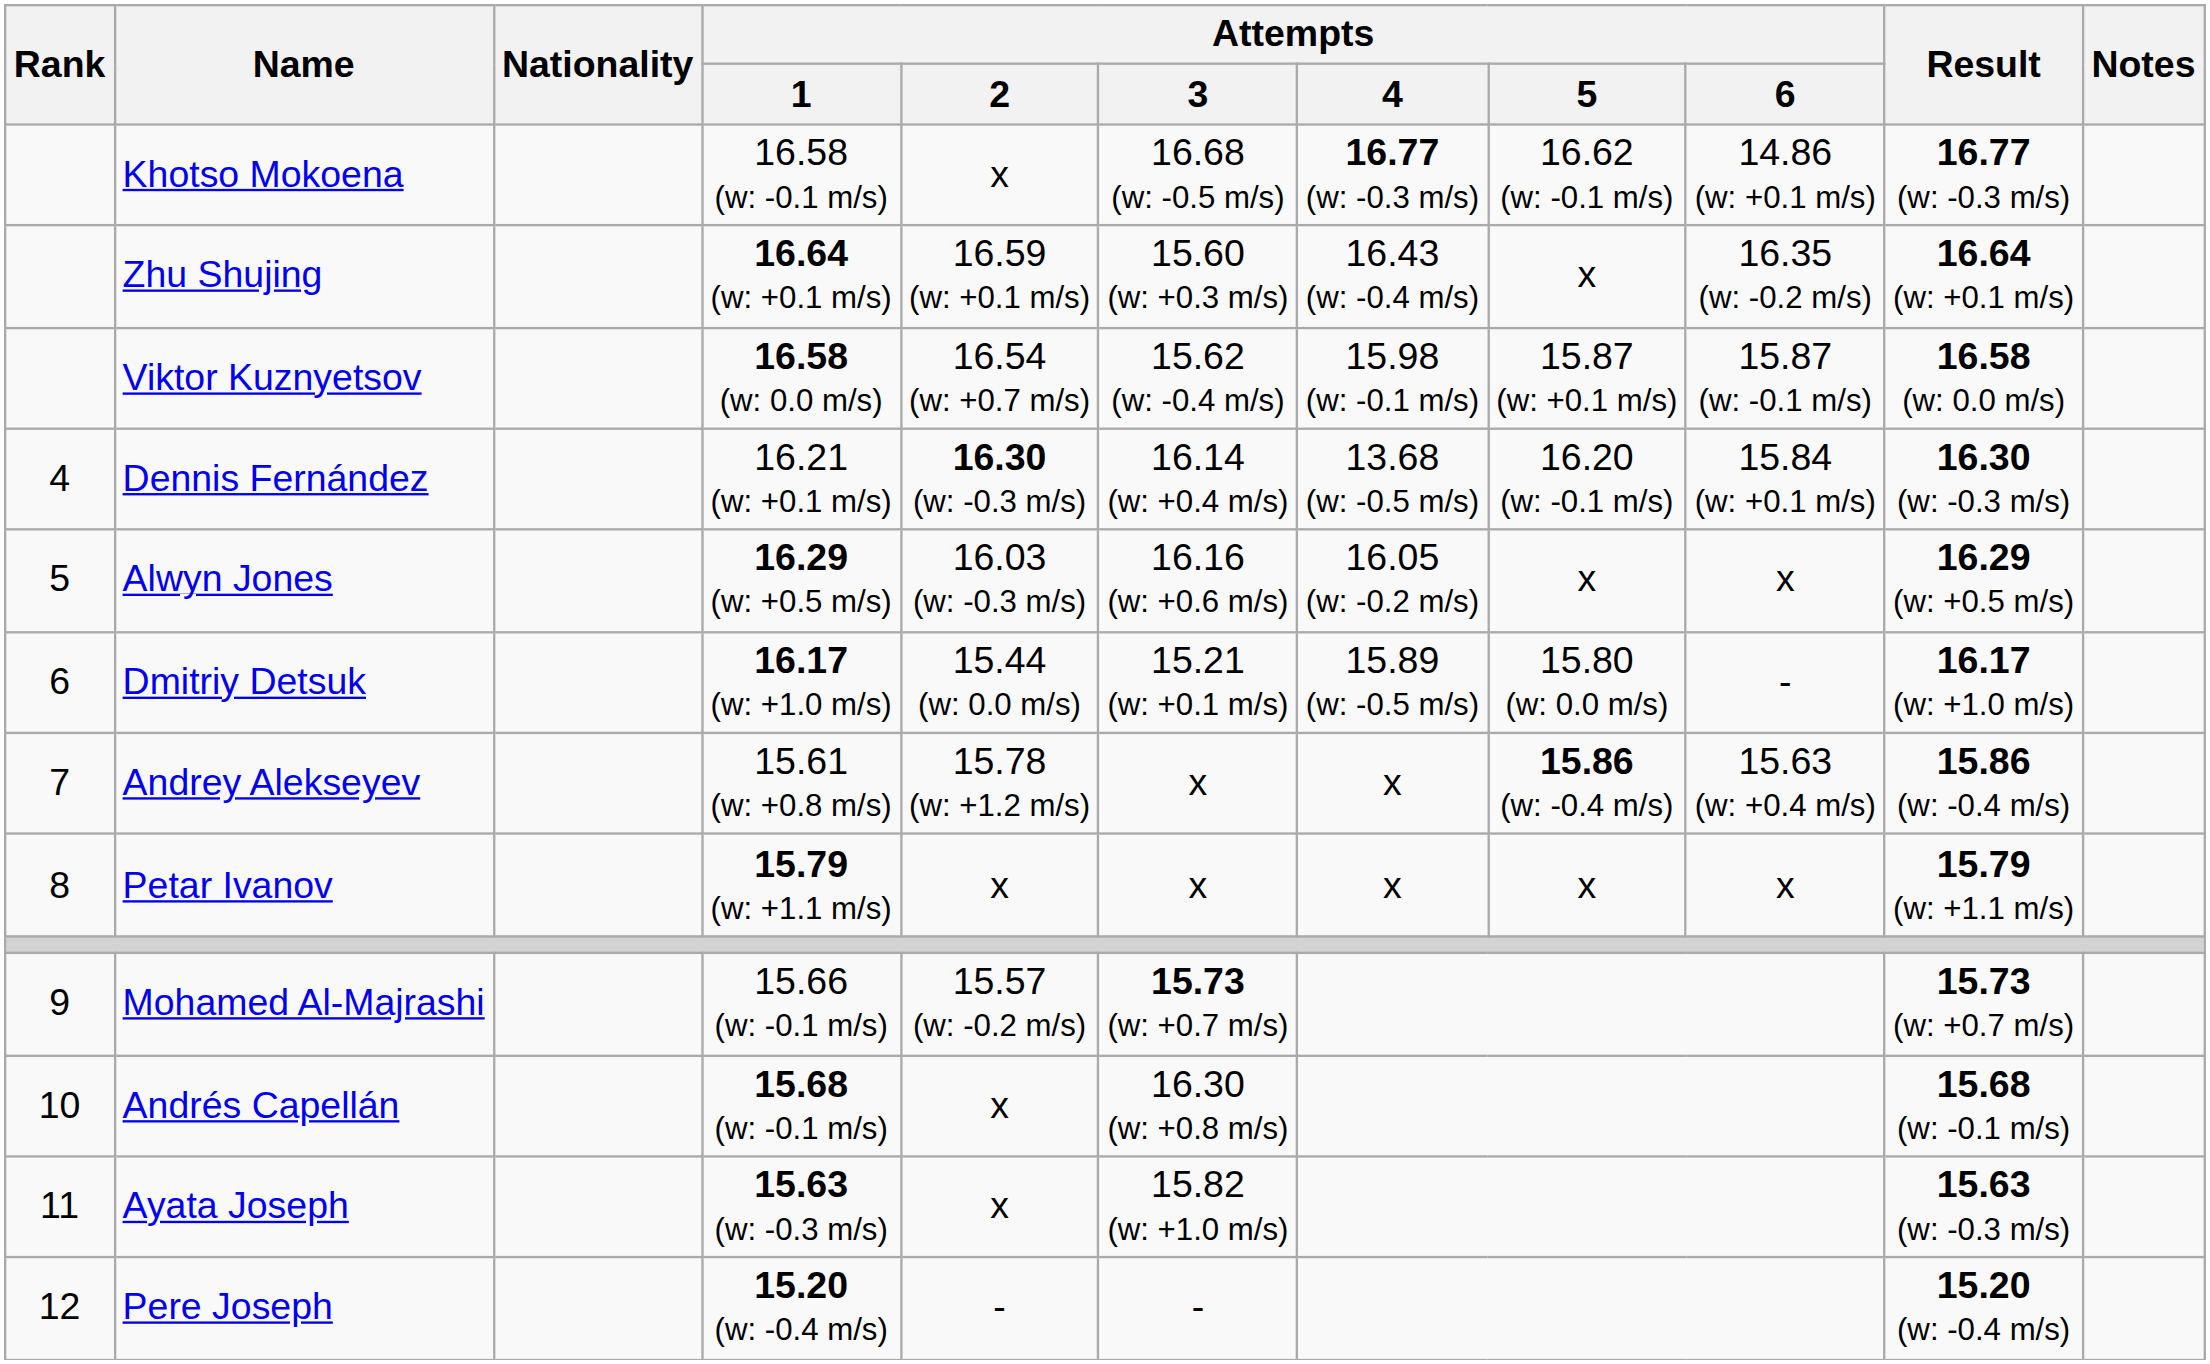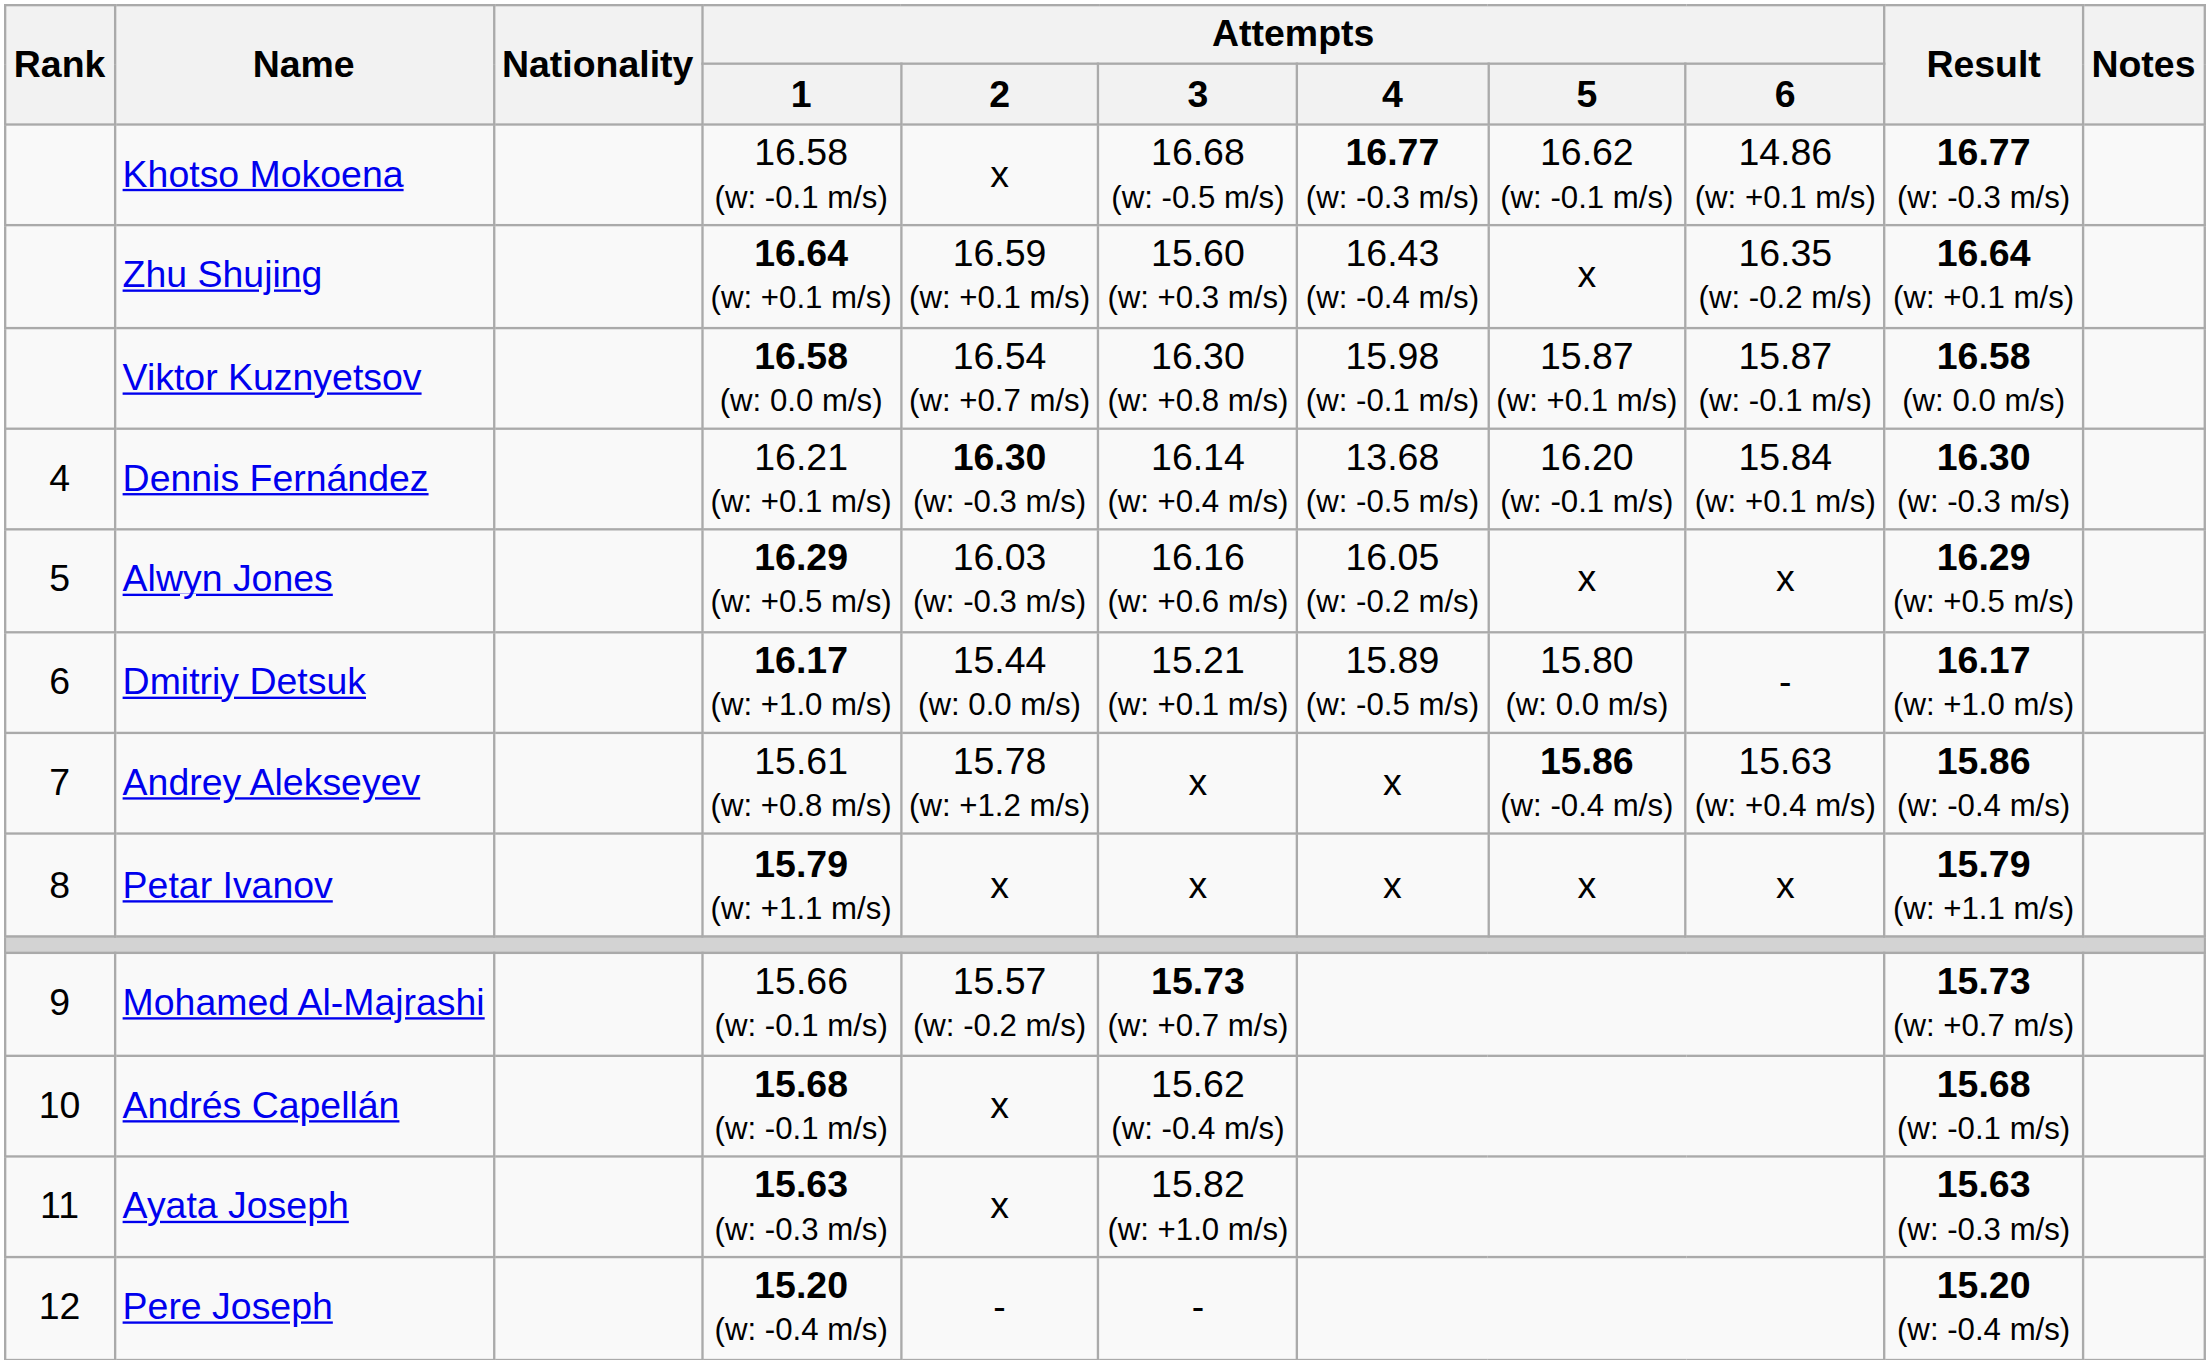(1198, 376) 15.62 (w: -0.4 m/s) -> (1198, 376) 16.30 (w: +0.8 m/s)
(1198, 1104) 16.30 (w: +0.8 m/s) -> (1198, 1104) 15.62 (w: -0.4 m/s)
